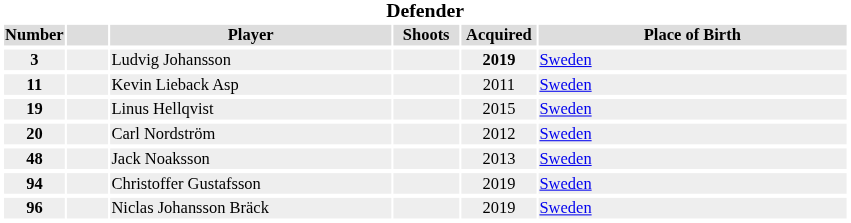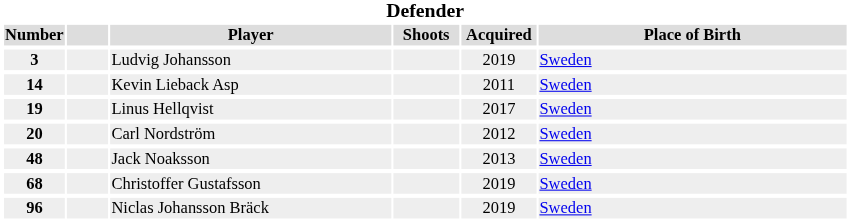(499, 59) bold -> (499, 59) normal
(34, 84) 11 -> (34, 84) 14
(499, 109) 2015 -> (499, 109) 2017
(34, 183) 94 -> (34, 183) 68
